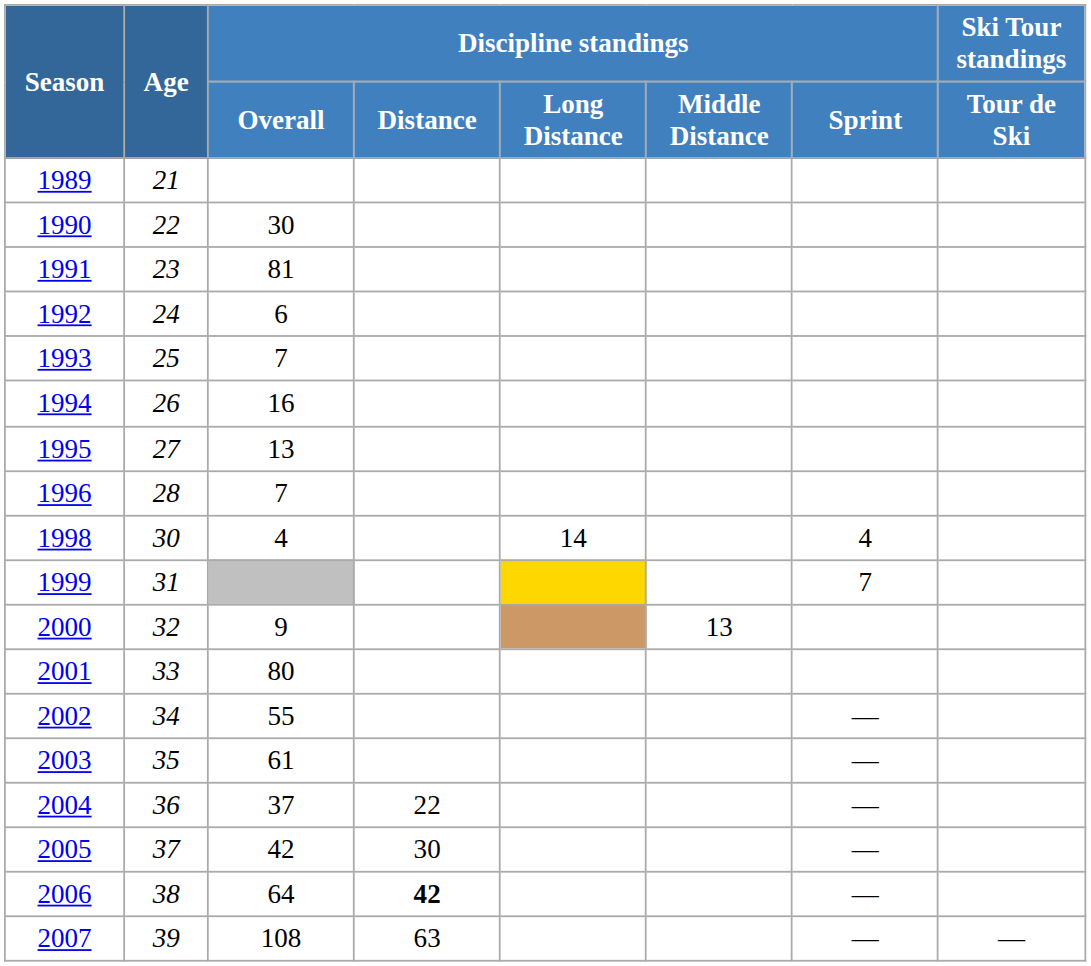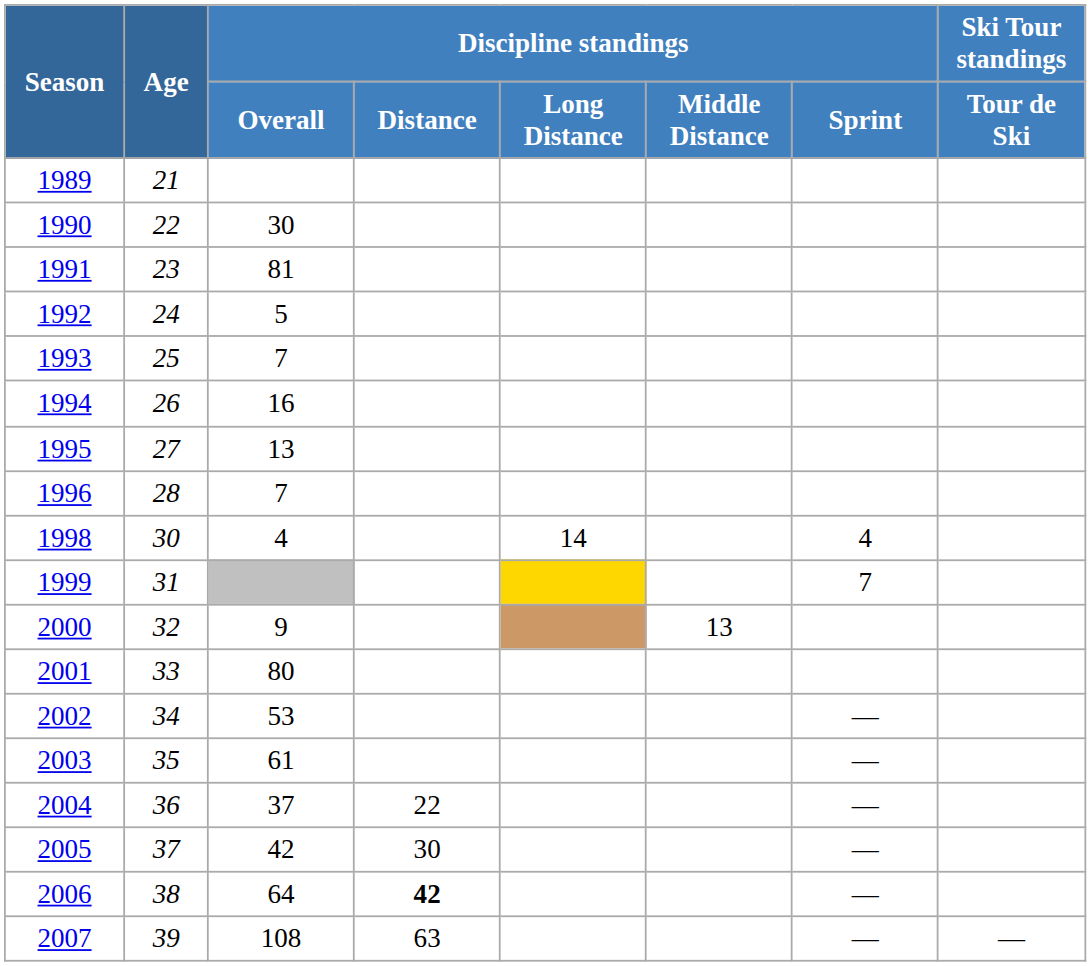(281, 314) 6 -> (281, 314) 5
(281, 715) 55 -> (281, 715) 53
